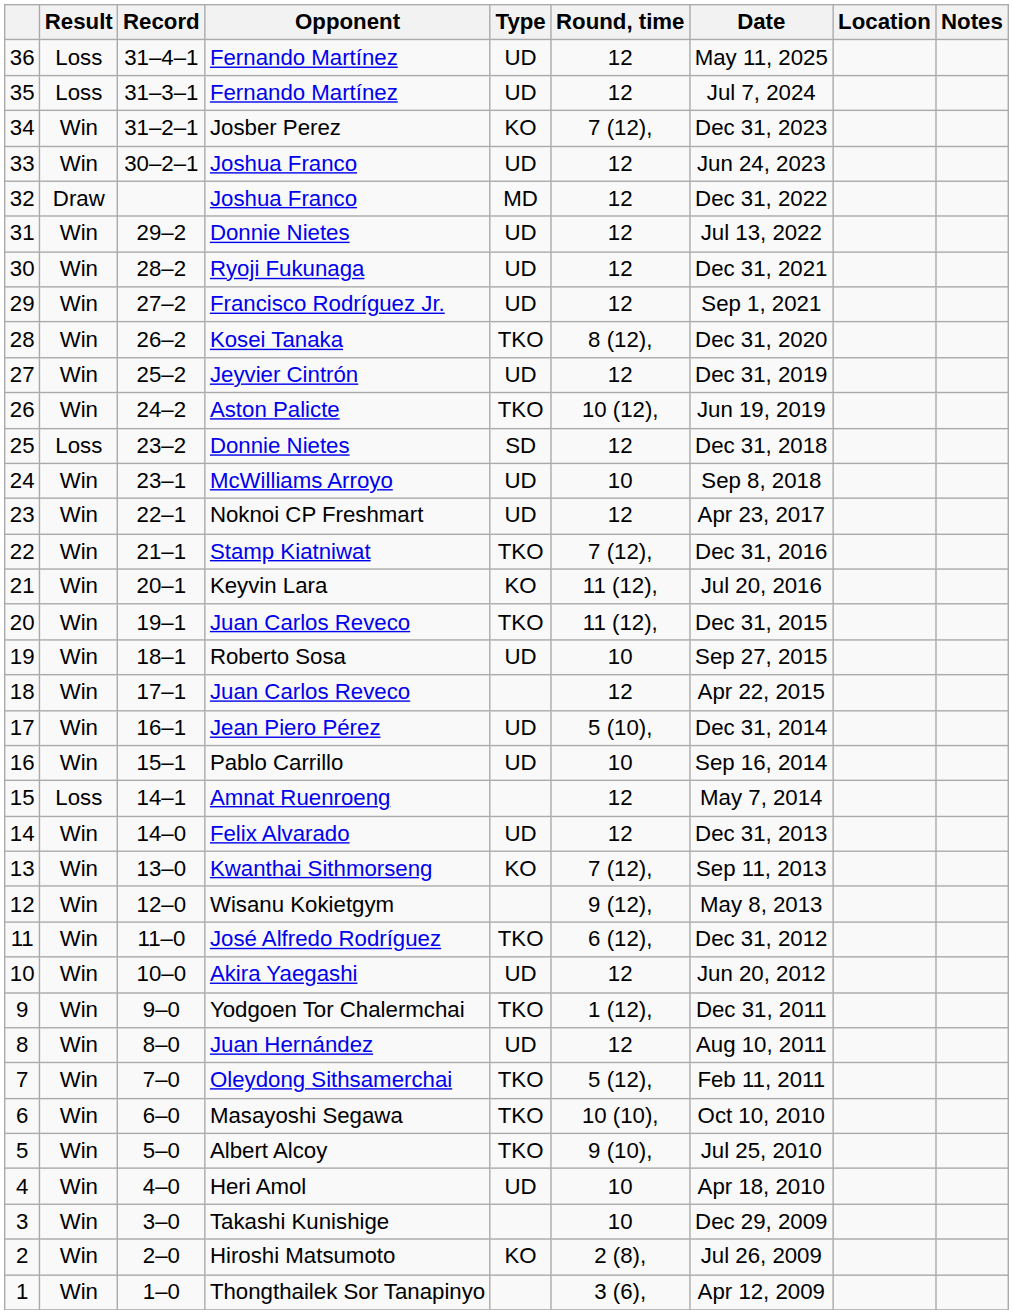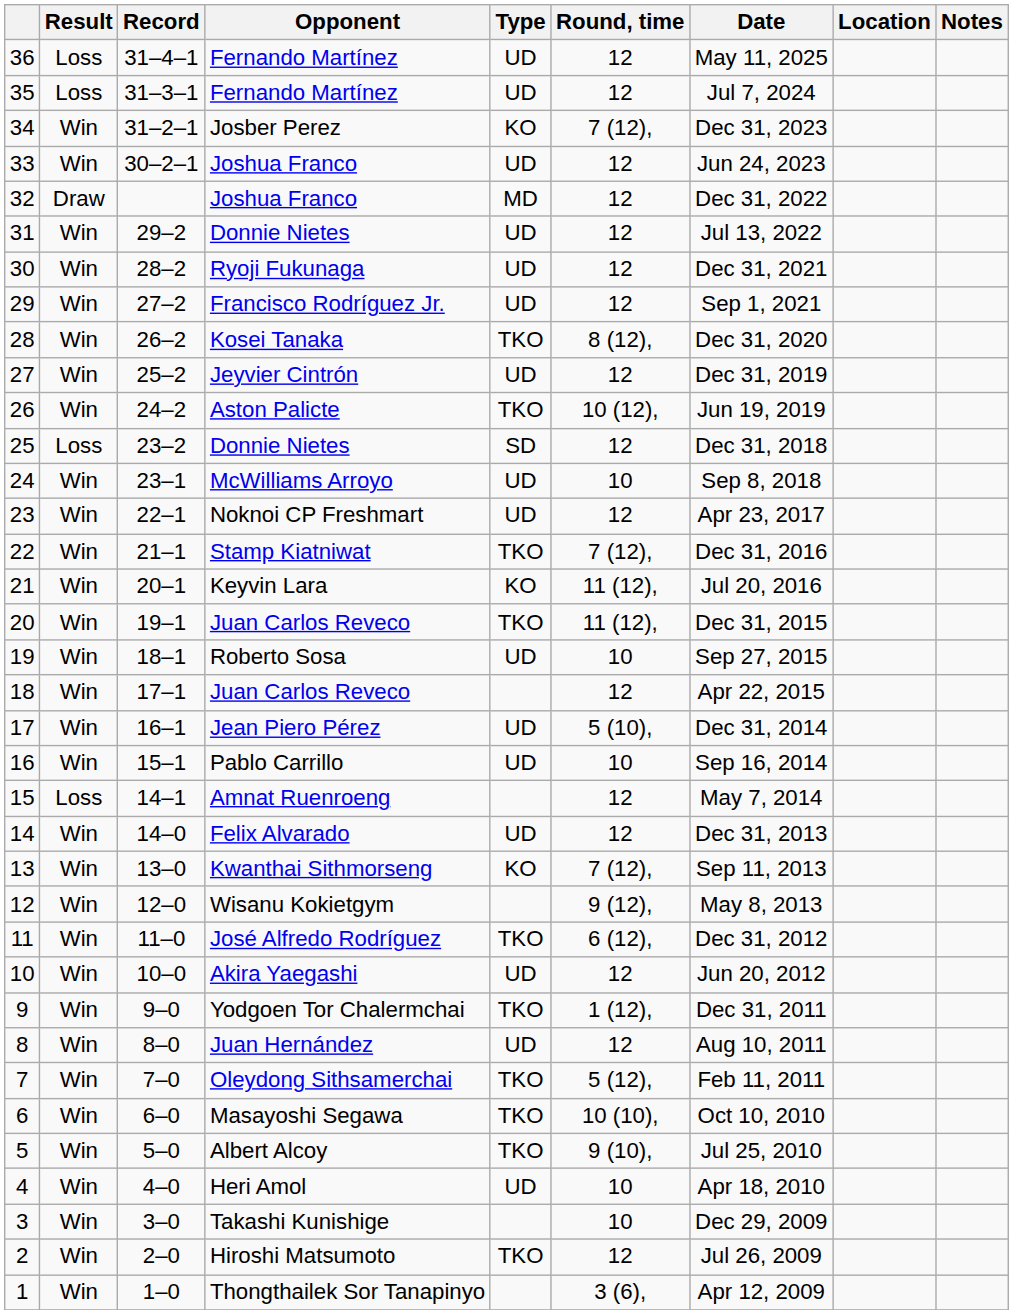(521, 1256) KO -> (521, 1256) TKO
(620, 1256) 2 (8), -> (620, 1256) 12
